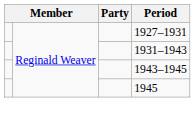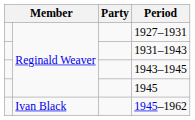+ row: (161, 106)
